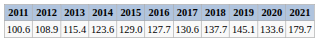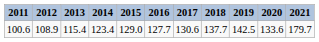(103, 29) 123.6 -> (103, 29) 123.4
(244, 29) 145.1 -> (244, 29) 142.5
